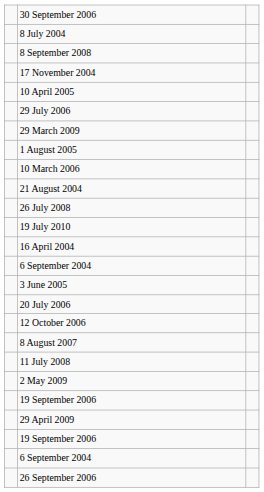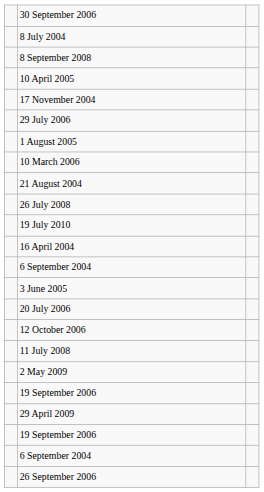rows swapped: (11, 92) <-> (11, 73)
- row: (11, 131)
- row: (11, 343)
